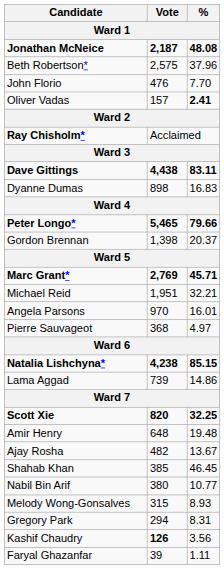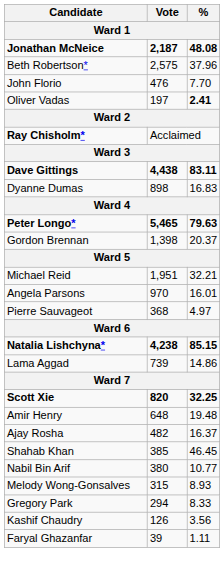(159, 100) 157 -> (159, 100) 197
(203, 223) 79.66 -> (203, 223) 79.63
- row: (38, 275)
(203, 450) 13.67 -> (203, 433) 16.37
(200, 521) 8.31 -> (200, 503) 8.33
(159, 538) bold -> (159, 521) normal
